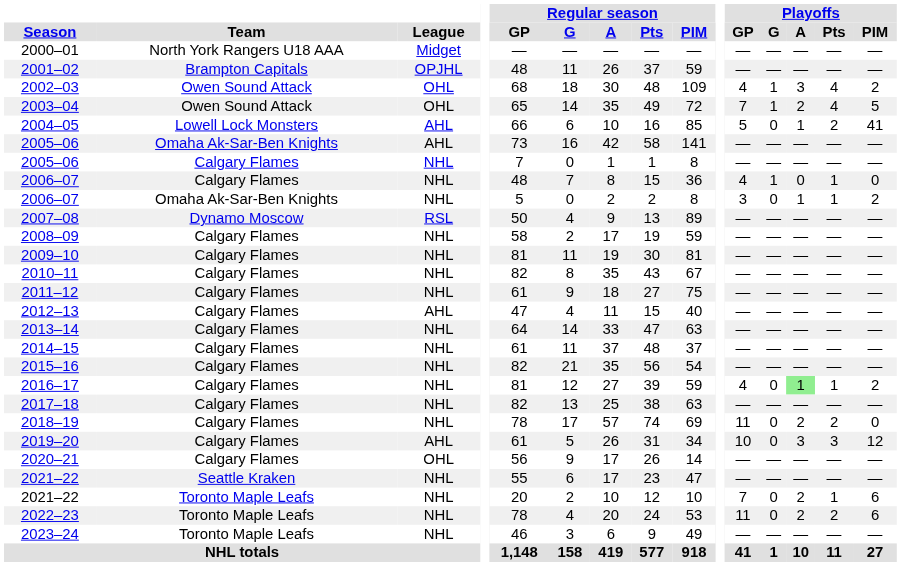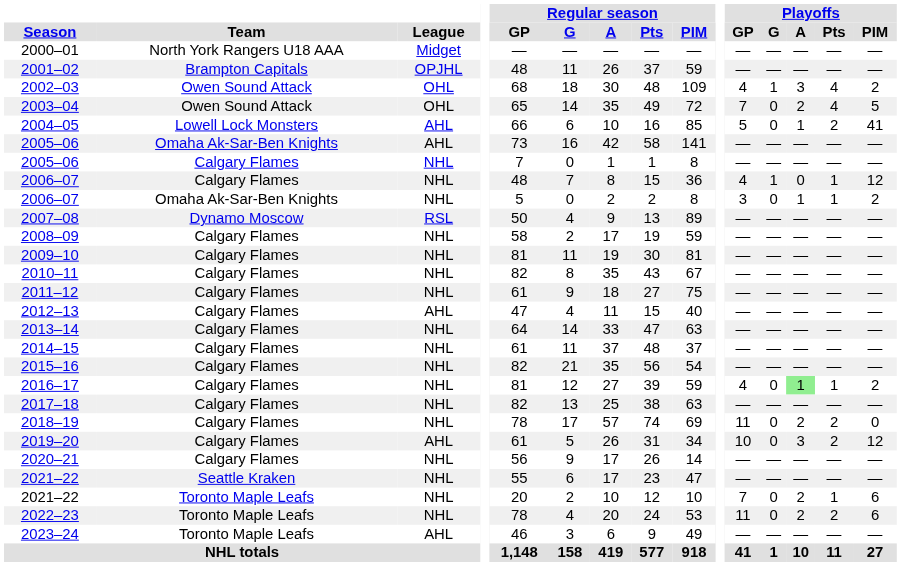(774, 106) 1 -> (774, 106) 0
(875, 180) 0 -> (875, 180) 12
(834, 441) 3 -> (834, 441) 2
(439, 459) OHL -> (439, 459) NHL
(439, 534) NHL -> (439, 534) AHL
